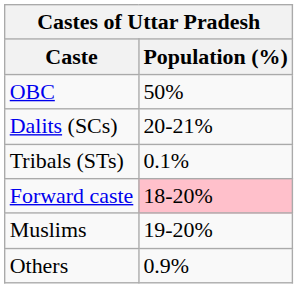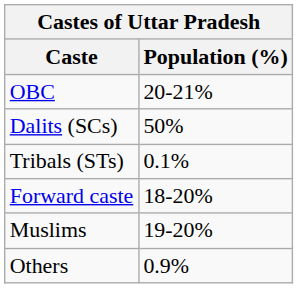(163, 91) 50% -> (178, 91) 20-21%
(178, 126) 20-21% -> (163, 126) 50%
(178, 195) pink background -> (178, 195) no background
